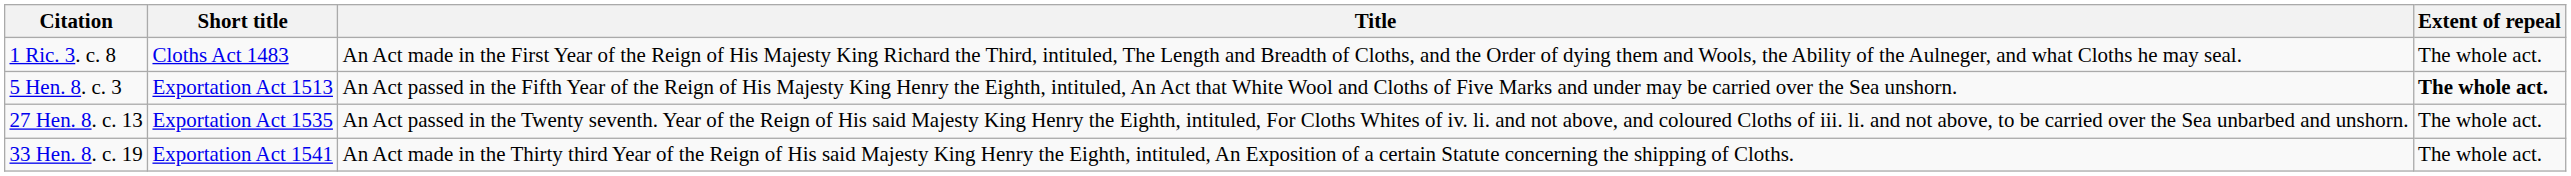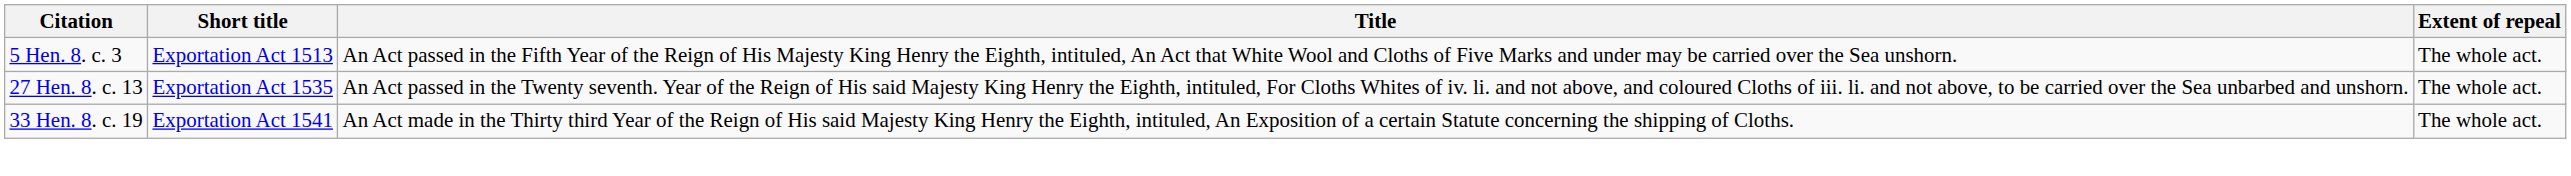- row: (63, 54)
(2483, 87) bold -> (2480, 54) normal
